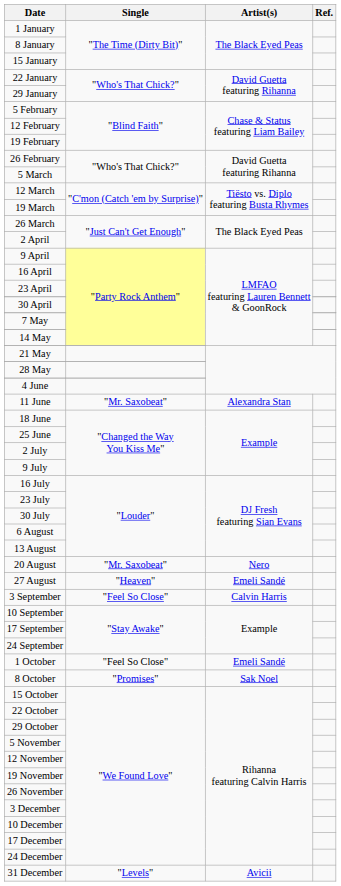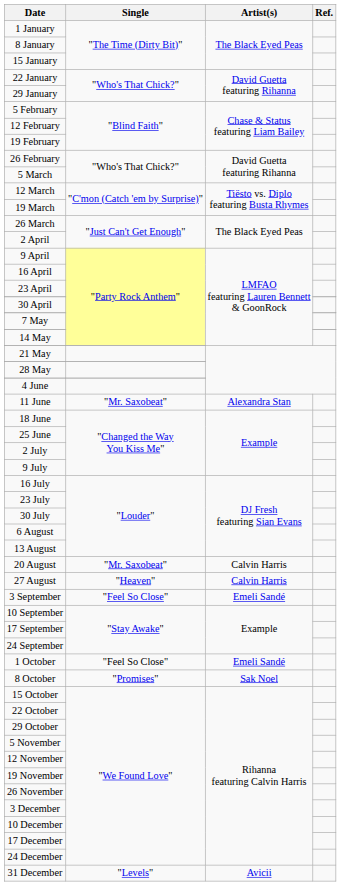(259, 564) Nero -> (259, 564) Calvin Harris
(259, 581) Emeli Sandé -> (259, 581) Calvin Harris
(259, 597) Calvin Harris -> (259, 597) Emeli Sandé
